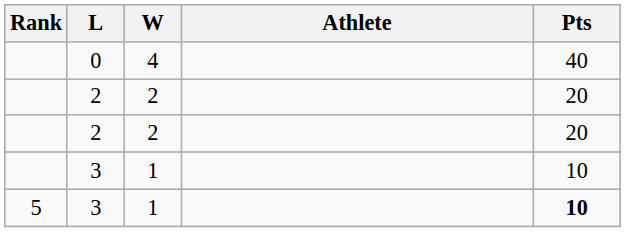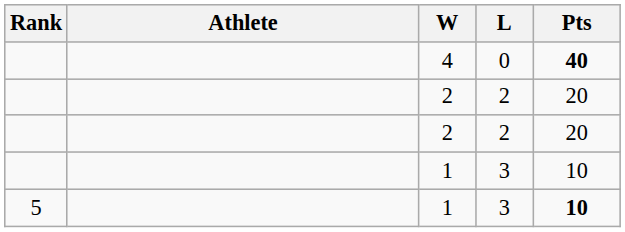columns swapped: (357, 23) <-> (96, 23)
(577, 60) normal -> (577, 60) bold
